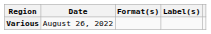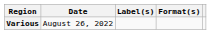columns swapped: (138, 11) <-> (182, 11)
